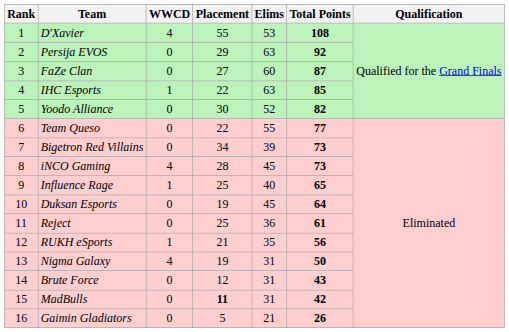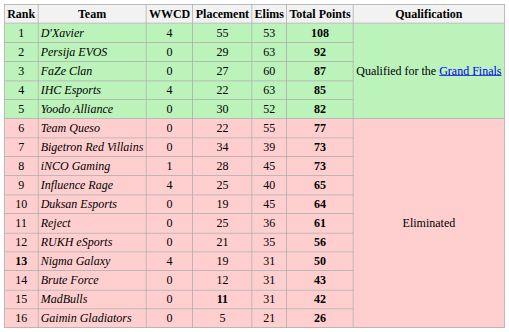(170, 90) 1 -> (170, 90) 4
(170, 166) 4 -> (170, 166) 1
(170, 185) 1 -> (170, 185) 4
(170, 242) 1 -> (170, 242) 0
(21, 261) normal -> (21, 261) bold
